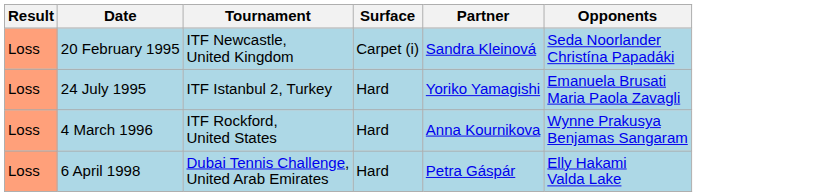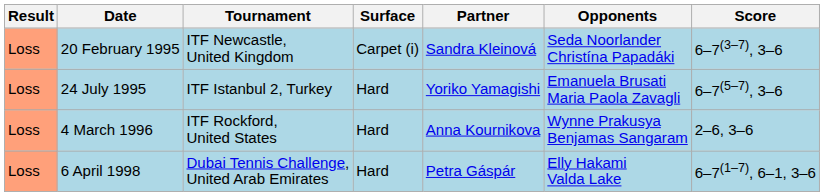+ column: (755, 16)
